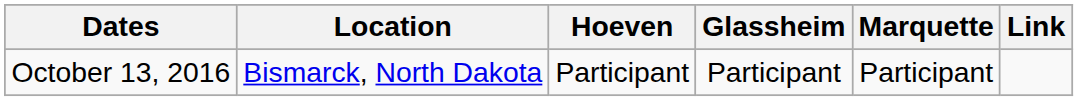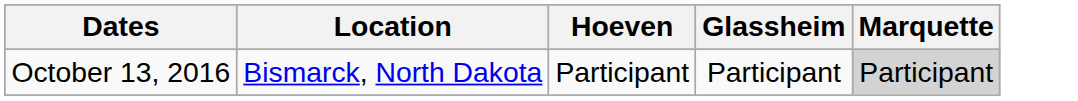- column: (1036, 26)
(926, 71) no background -> (926, 71) lightgrey background
